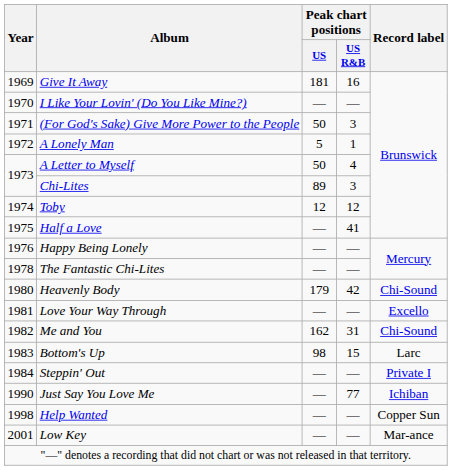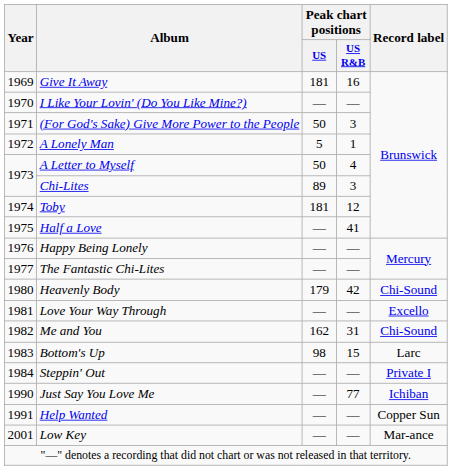(319, 206) 12 -> (319, 206) 181
(21, 269) 1978 -> (21, 269) 1977
(21, 414) 1998 -> (21, 414) 1991
